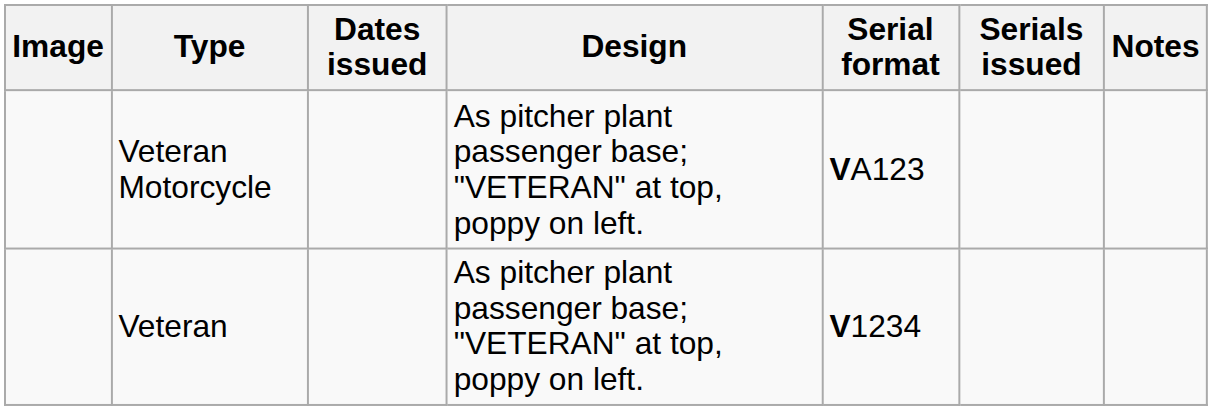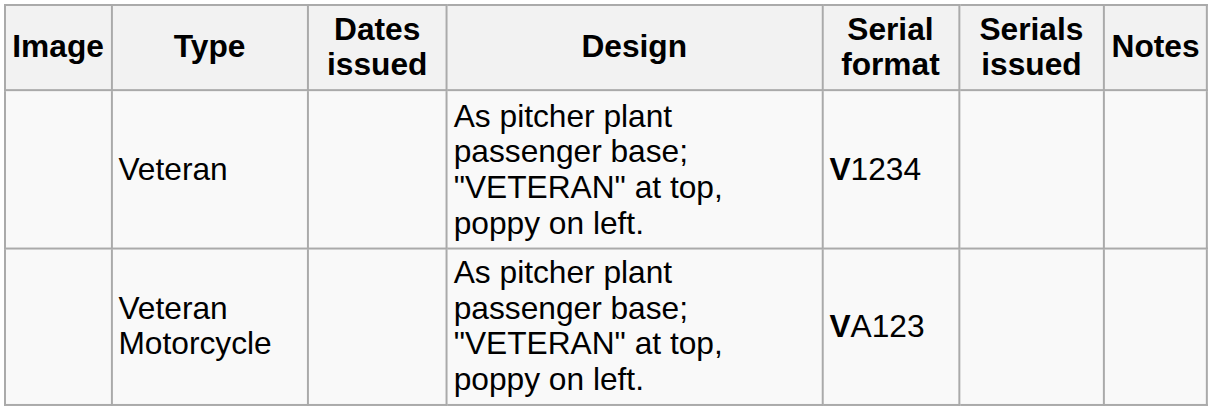rows swapped: (173, 326) <-> (195, 168)
